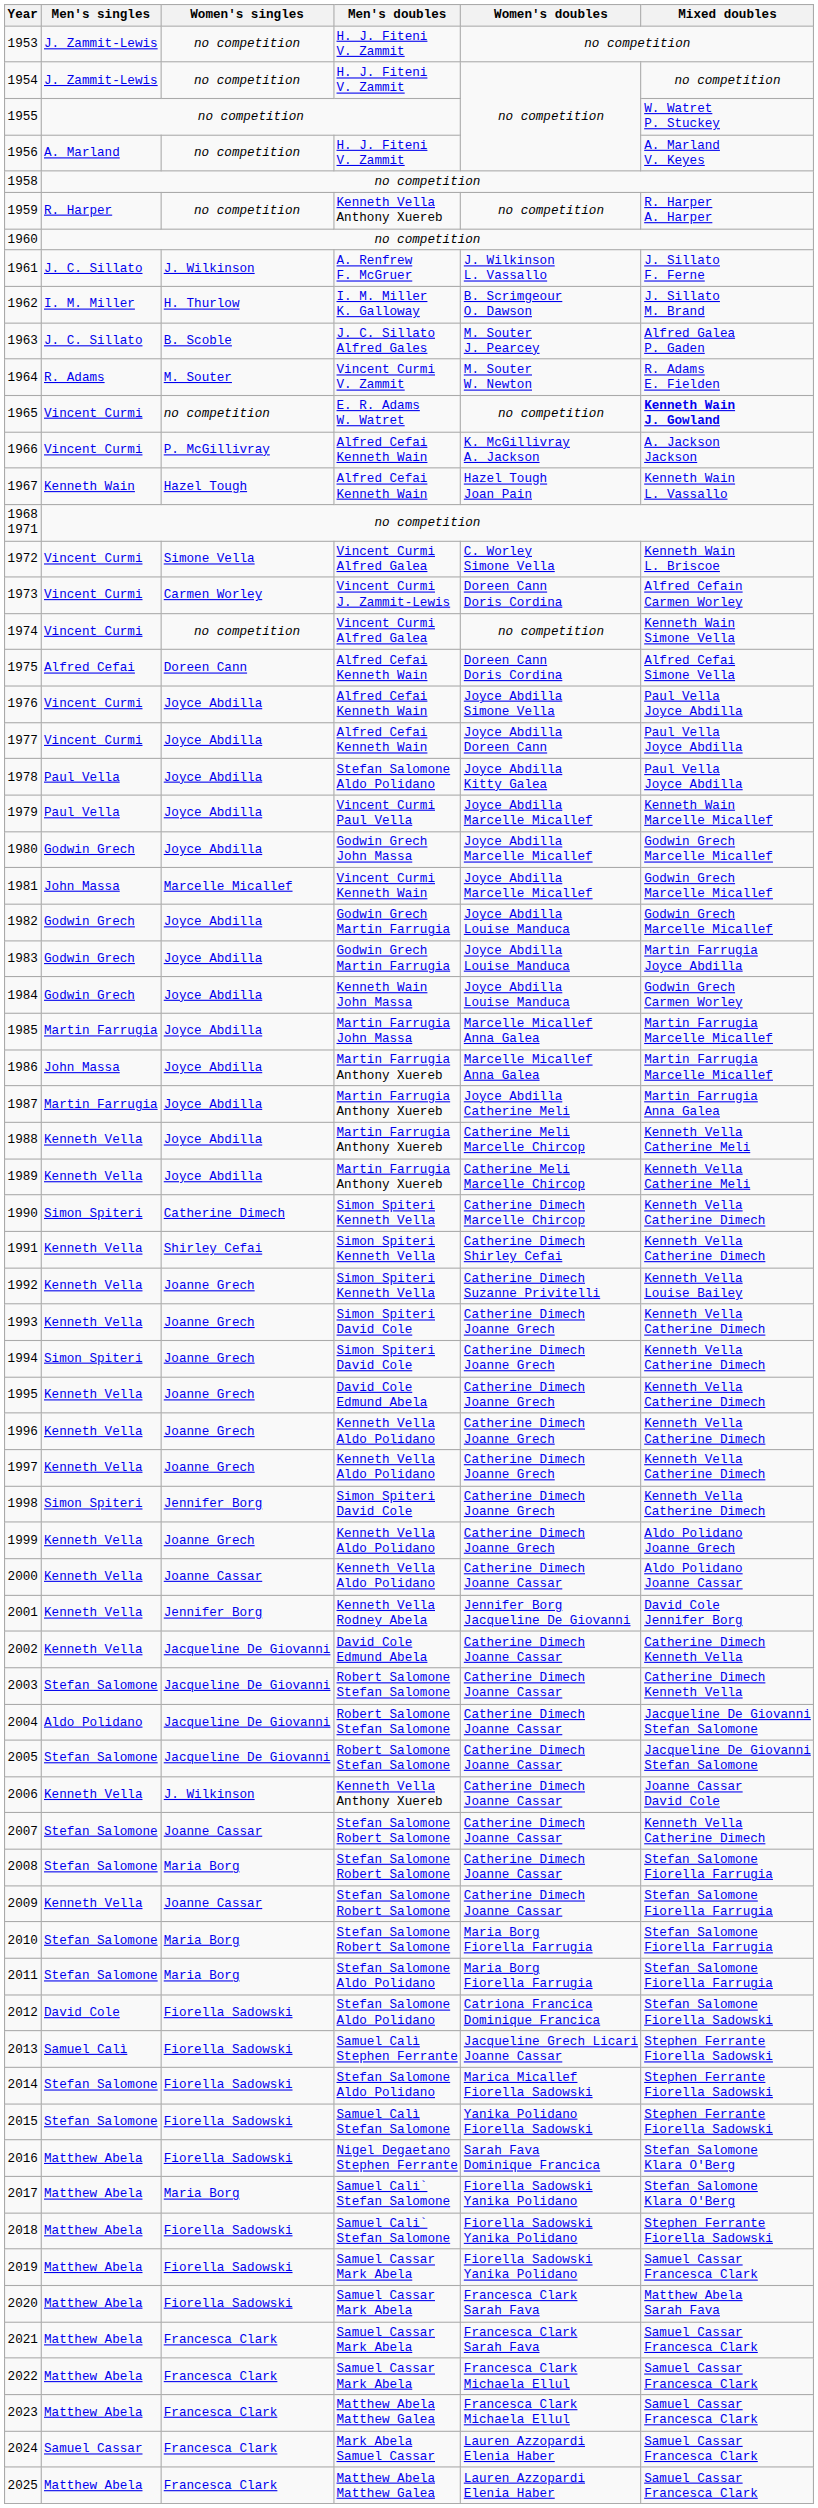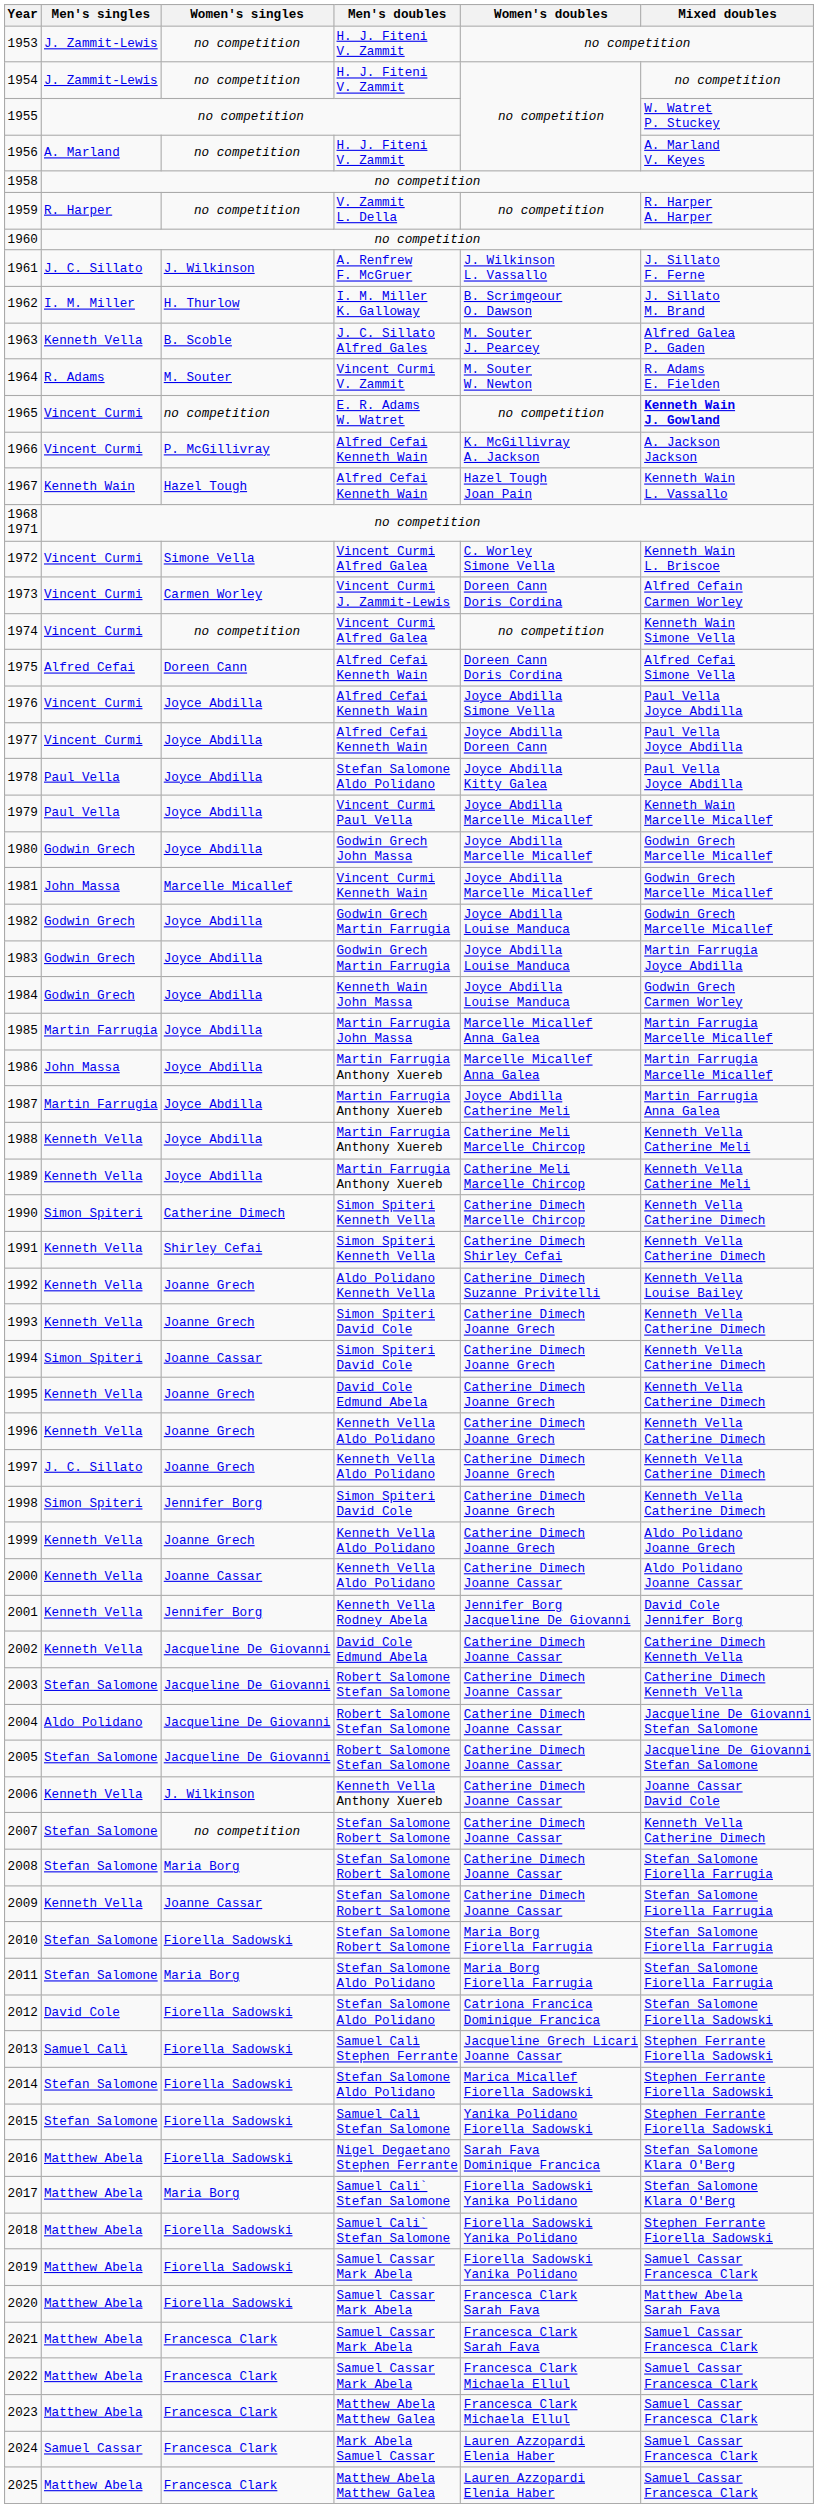(390, 210) Kenneth Vella Anthony Xuereb -> (371, 210) V. Zammit L. Della
(93, 341) J. C. Sillato -> (93, 341) Kenneth Vella
(386, 1286) Simon Spiteri Kenneth Vella -> (386, 1286) Aldo Polidano Kenneth Vella
(209, 1358) Joanne Grech -> (213, 1358) Joanne Cassar
(93, 1467) Kenneth Vella -> (93, 1467) J. C. Sillato
(213, 1831) Joanne Cassar -> (247, 1831) no competition
(202, 1940) Maria Borg -> (228, 1940) Fiorella Sadowski
